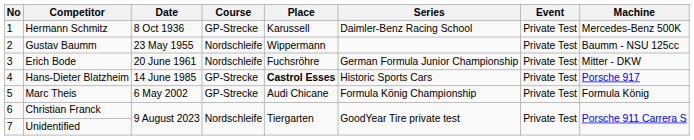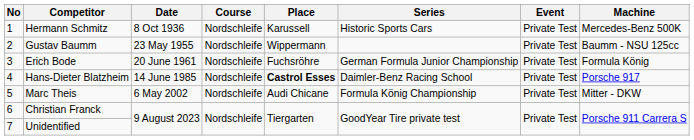(231, 28) GP-Strecke -> (233, 28) Nordschleife
(406, 28) Daimler-Benz Racing School -> (386, 28) Historic Sports Cars
(611, 61) Mitter - DKW -> (615, 61) Formula König
(231, 77) GP-Strecke -> (233, 77) Nordschleife
(386, 77) Historic Sports Cars -> (406, 77) Daimler-Benz Racing School
(231, 94) GP-Strecke -> (233, 94) Nordschleife
(615, 94) Formula König -> (611, 94) Mitter - DKW
